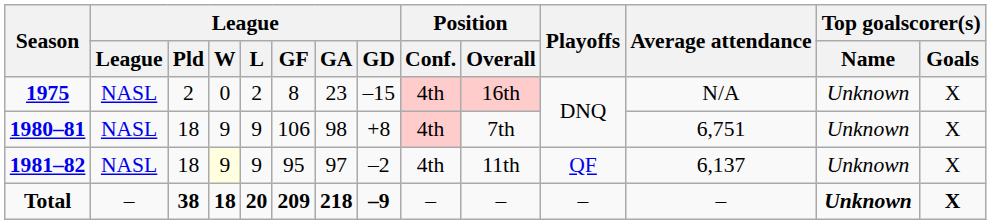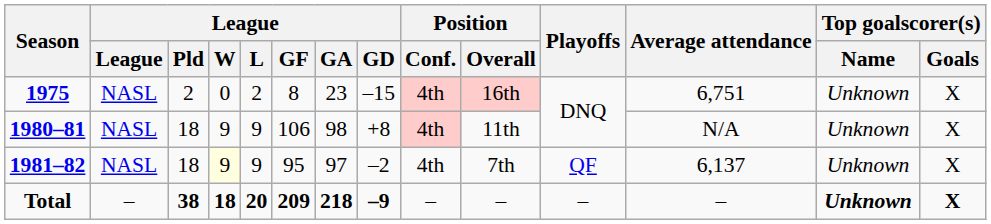(721, 93) N/A -> (721, 93) 6,751
(501, 129) 7th -> (501, 129) 11th
(721, 129) 6,751 -> (721, 129) N/A
(501, 165) 11th -> (501, 165) 7th
